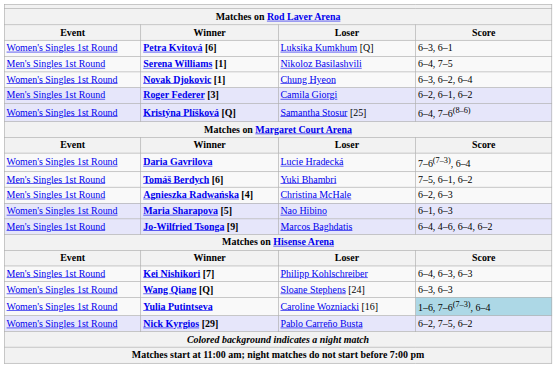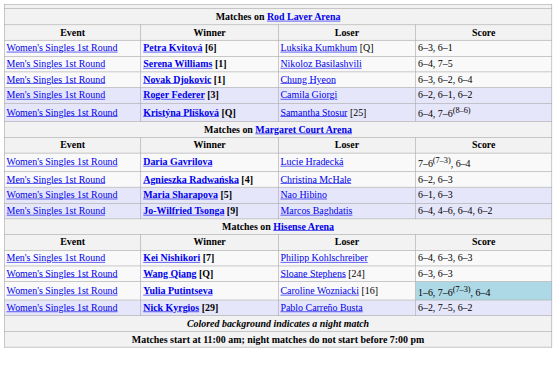(62, 79) Women's Singles 1st Round -> (56, 79) Men's Singles 1st Round
- row: (183, 179)
